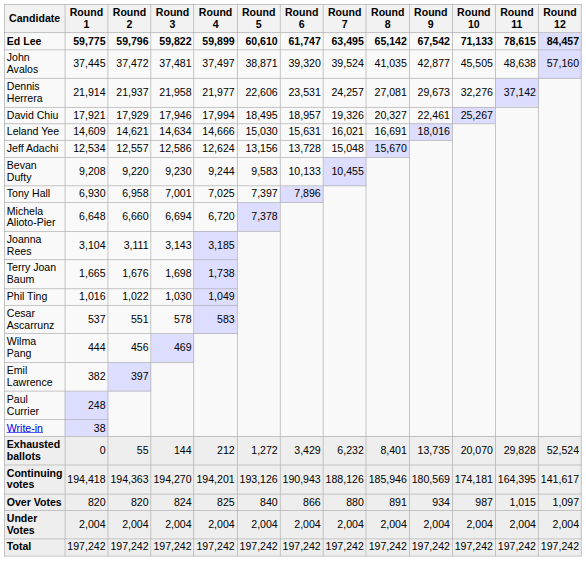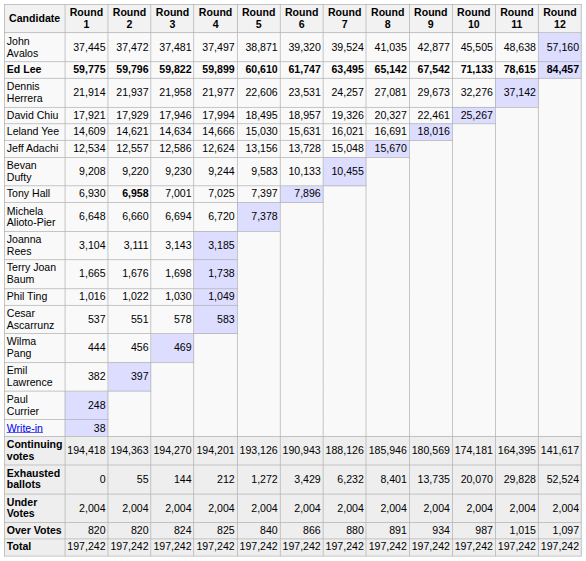rows swapped: (24, 41) <-> (23, 64)
(135, 194) normal -> (135, 194) bold
rows swapped: (35, 479) <-> (33, 450)
rows swapped: (34, 502) <-> (22, 524)
